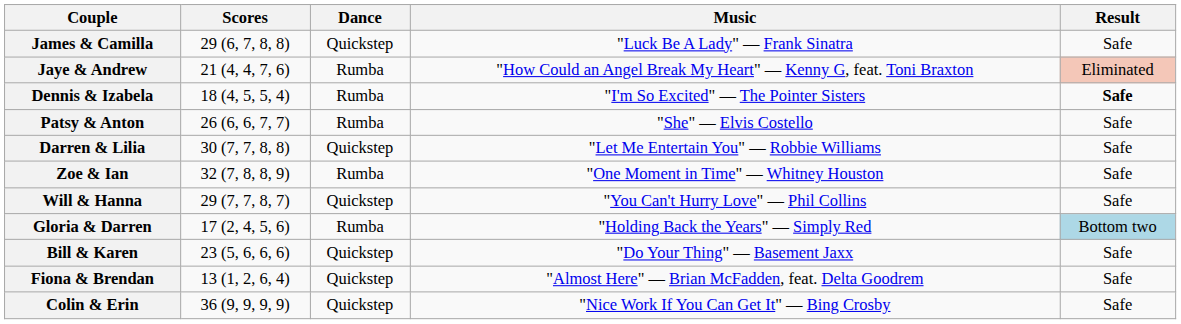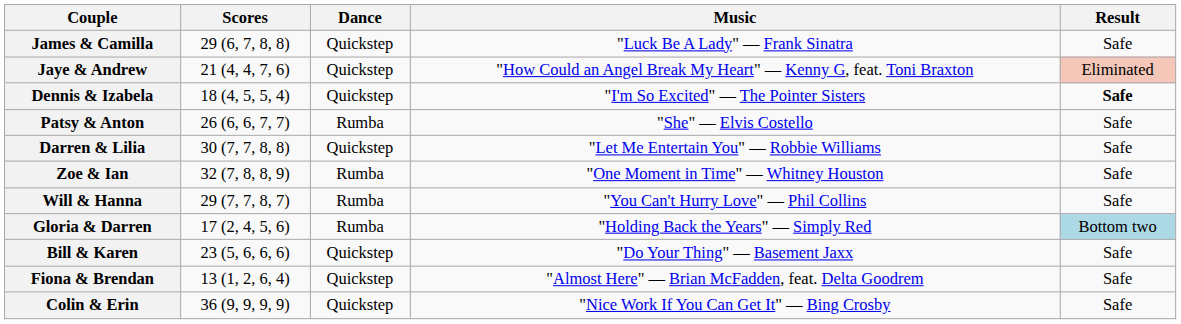(360, 69) Rumba -> (360, 69) Quickstep
(360, 95) Rumba -> (360, 95) Quickstep
(360, 200) Quickstep -> (360, 200) Rumba
